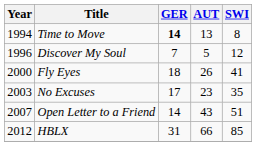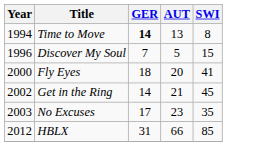(237, 53) 12 -> (208, 53) 15
(206, 72) 26 -> (177, 72) 20
+ row: (75, 92)
- row: (96, 111)
